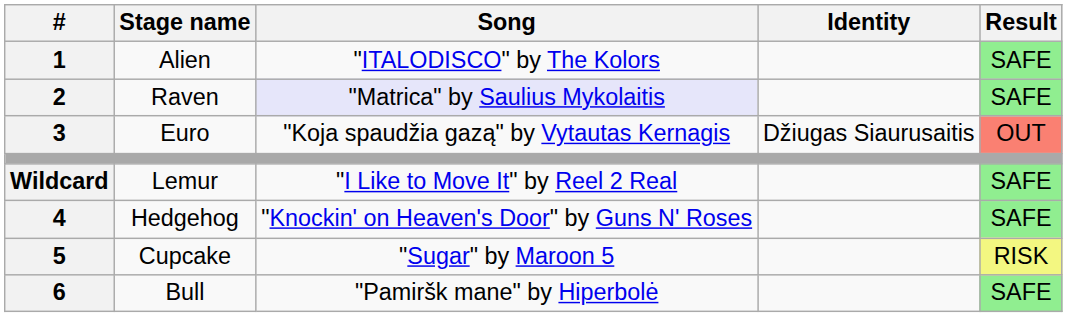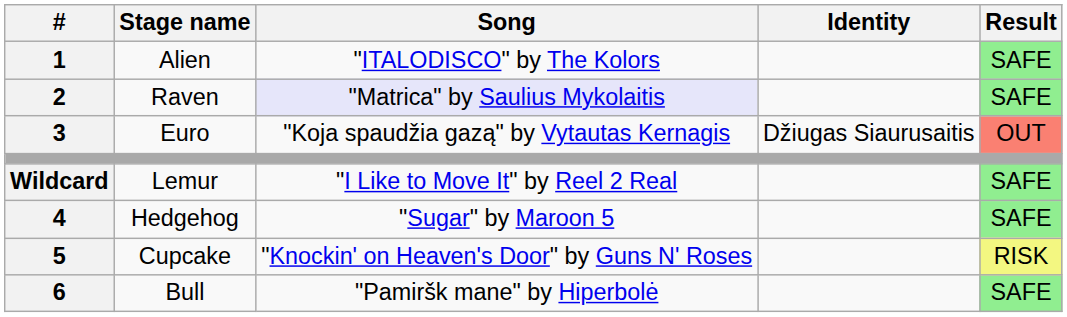(507, 219) "Knockin' on Heaven's Door" by Guns N' Roses -> (507, 219) "Sugar" by Maroon 5
(507, 256) "Sugar" by Maroon 5 -> (507, 256) "Knockin' on Heaven's Door" by Guns N' Roses
